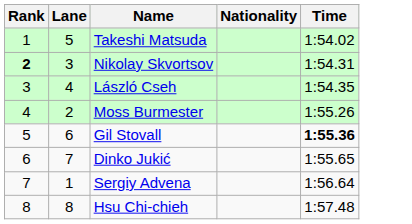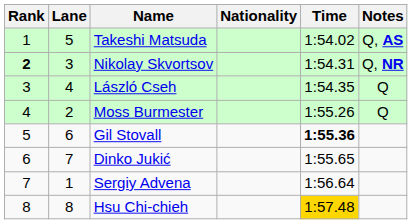+ column: (383, 16)
(329, 207) no background -> (329, 207) gold background
